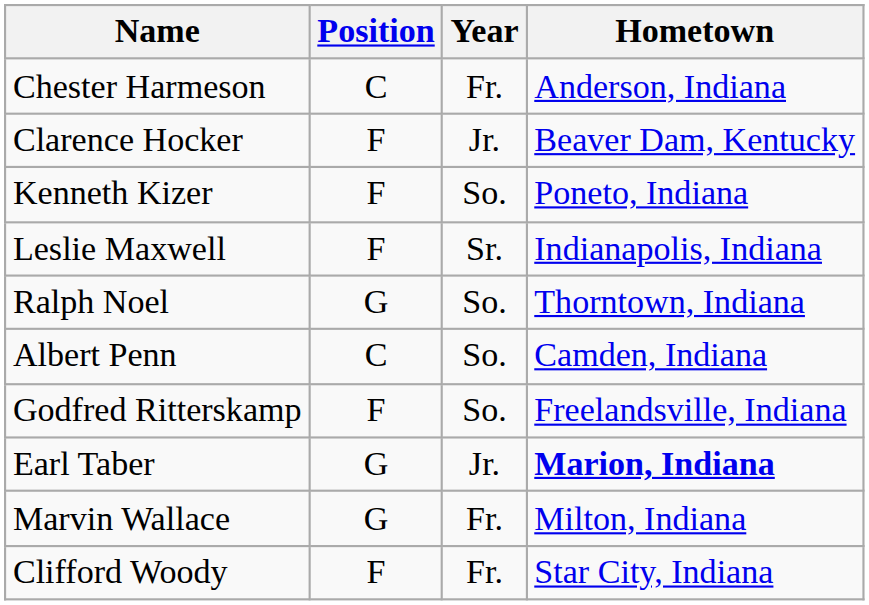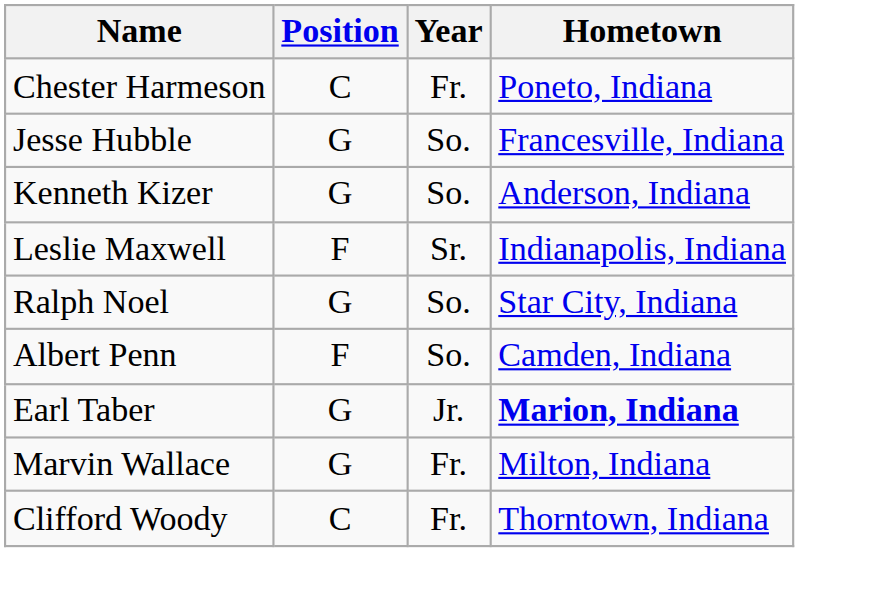(660, 85) Anderson, Indiana -> (605, 85) Poneto, Indiana
- row: (128, 139)
+ row: (102, 139)
(376, 193) F -> (340, 193) G
(641, 193) Poneto, Indiana -> (624, 193) Anderson, Indiana
(670, 301) Thorntown, Indiana -> (618, 301) Star City, Indiana
(376, 355) C -> (340, 355) F
- row: (157, 409)
(376, 572) F -> (340, 517) C
(654, 572) Star City, Indiana -> (634, 517) Thorntown, Indiana
